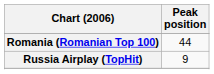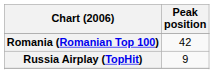(185, 42) 44 -> (185, 42) 42
